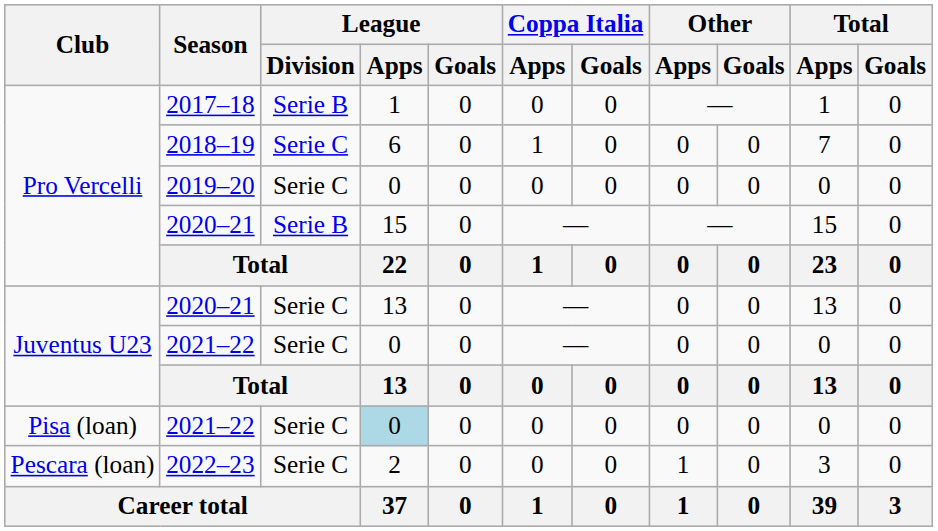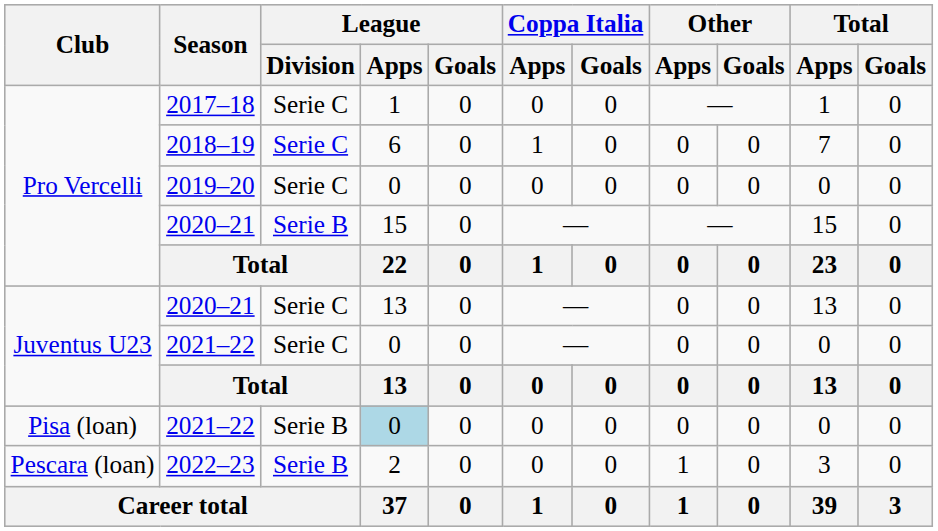(311, 104) Serie B -> (311, 104) Serie C
(311, 425) Serie C -> (311, 425) Serie B
(311, 465) Serie C -> (311, 465) Serie B
